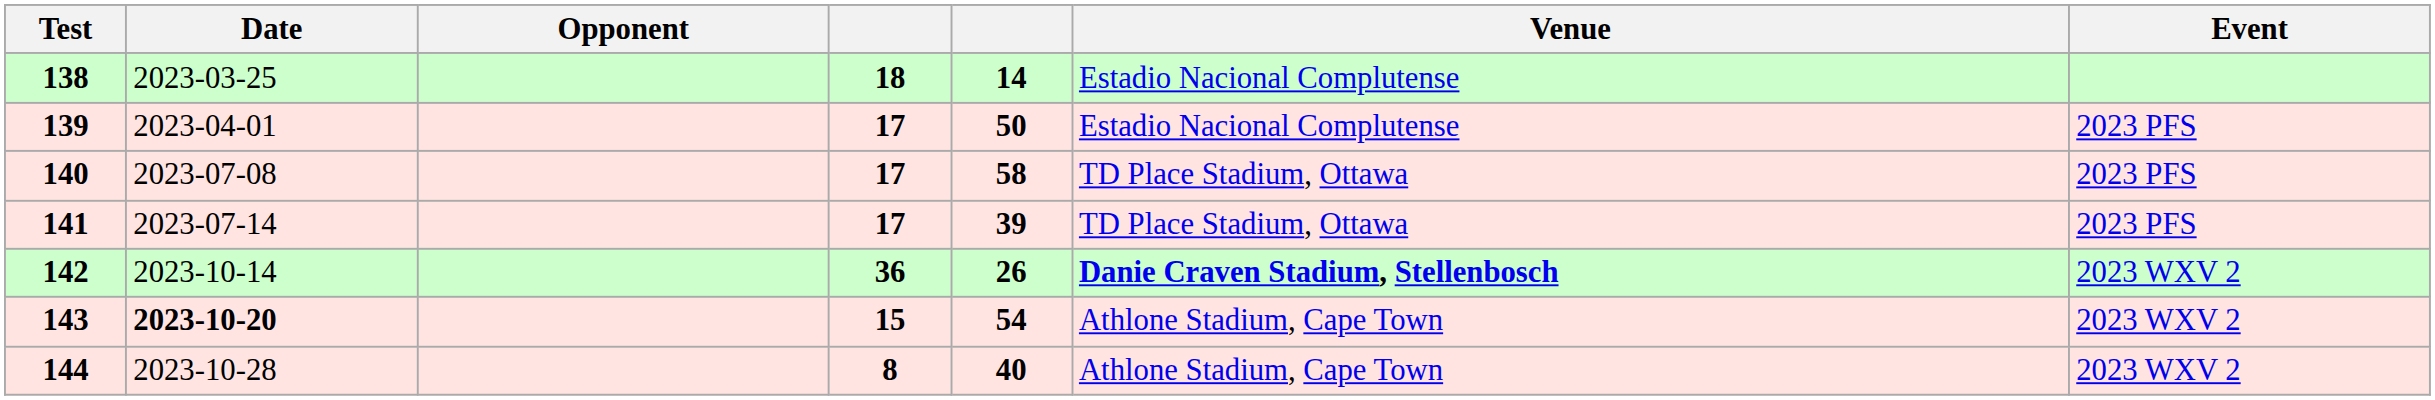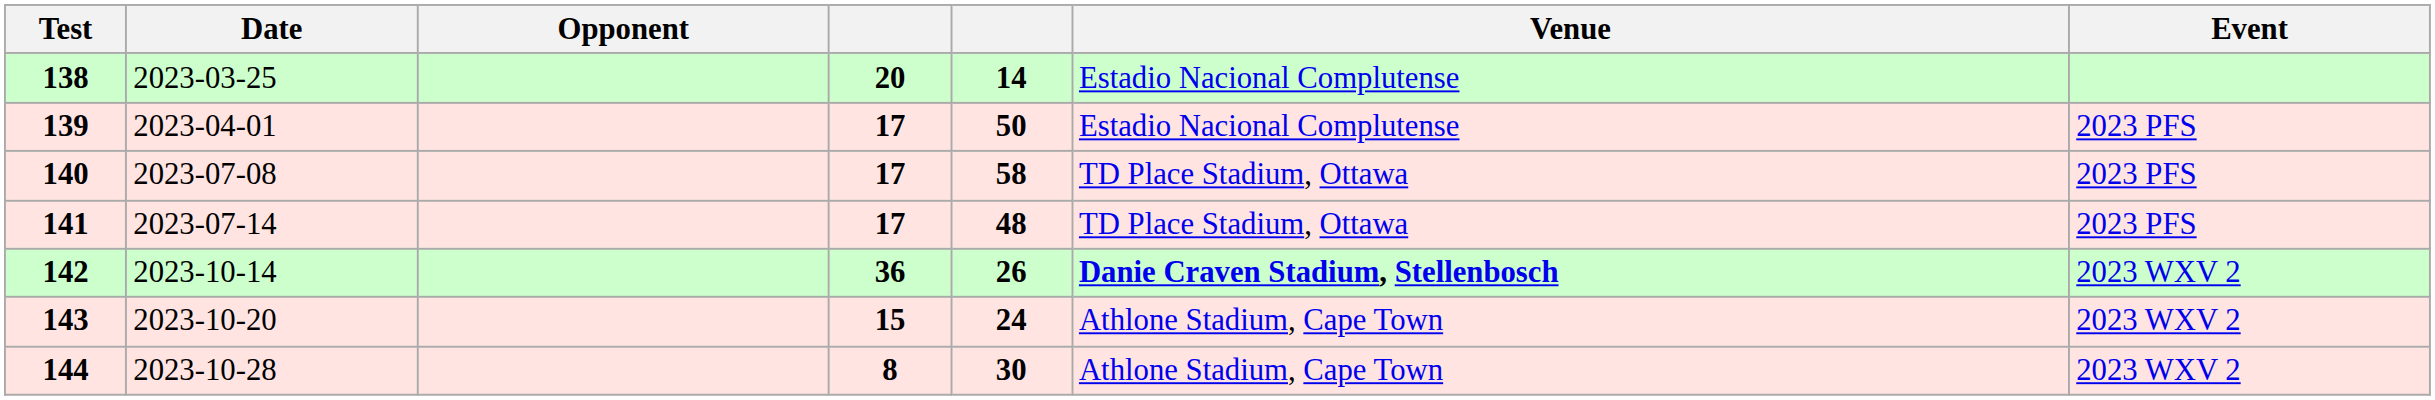(890, 77) 18 -> (890, 77) 20
(1011, 223) 39 -> (1011, 223) 48
(205, 321) bold -> (205, 321) normal
(1011, 321) 54 -> (1011, 321) 24
(1011, 369) 40 -> (1011, 369) 30
